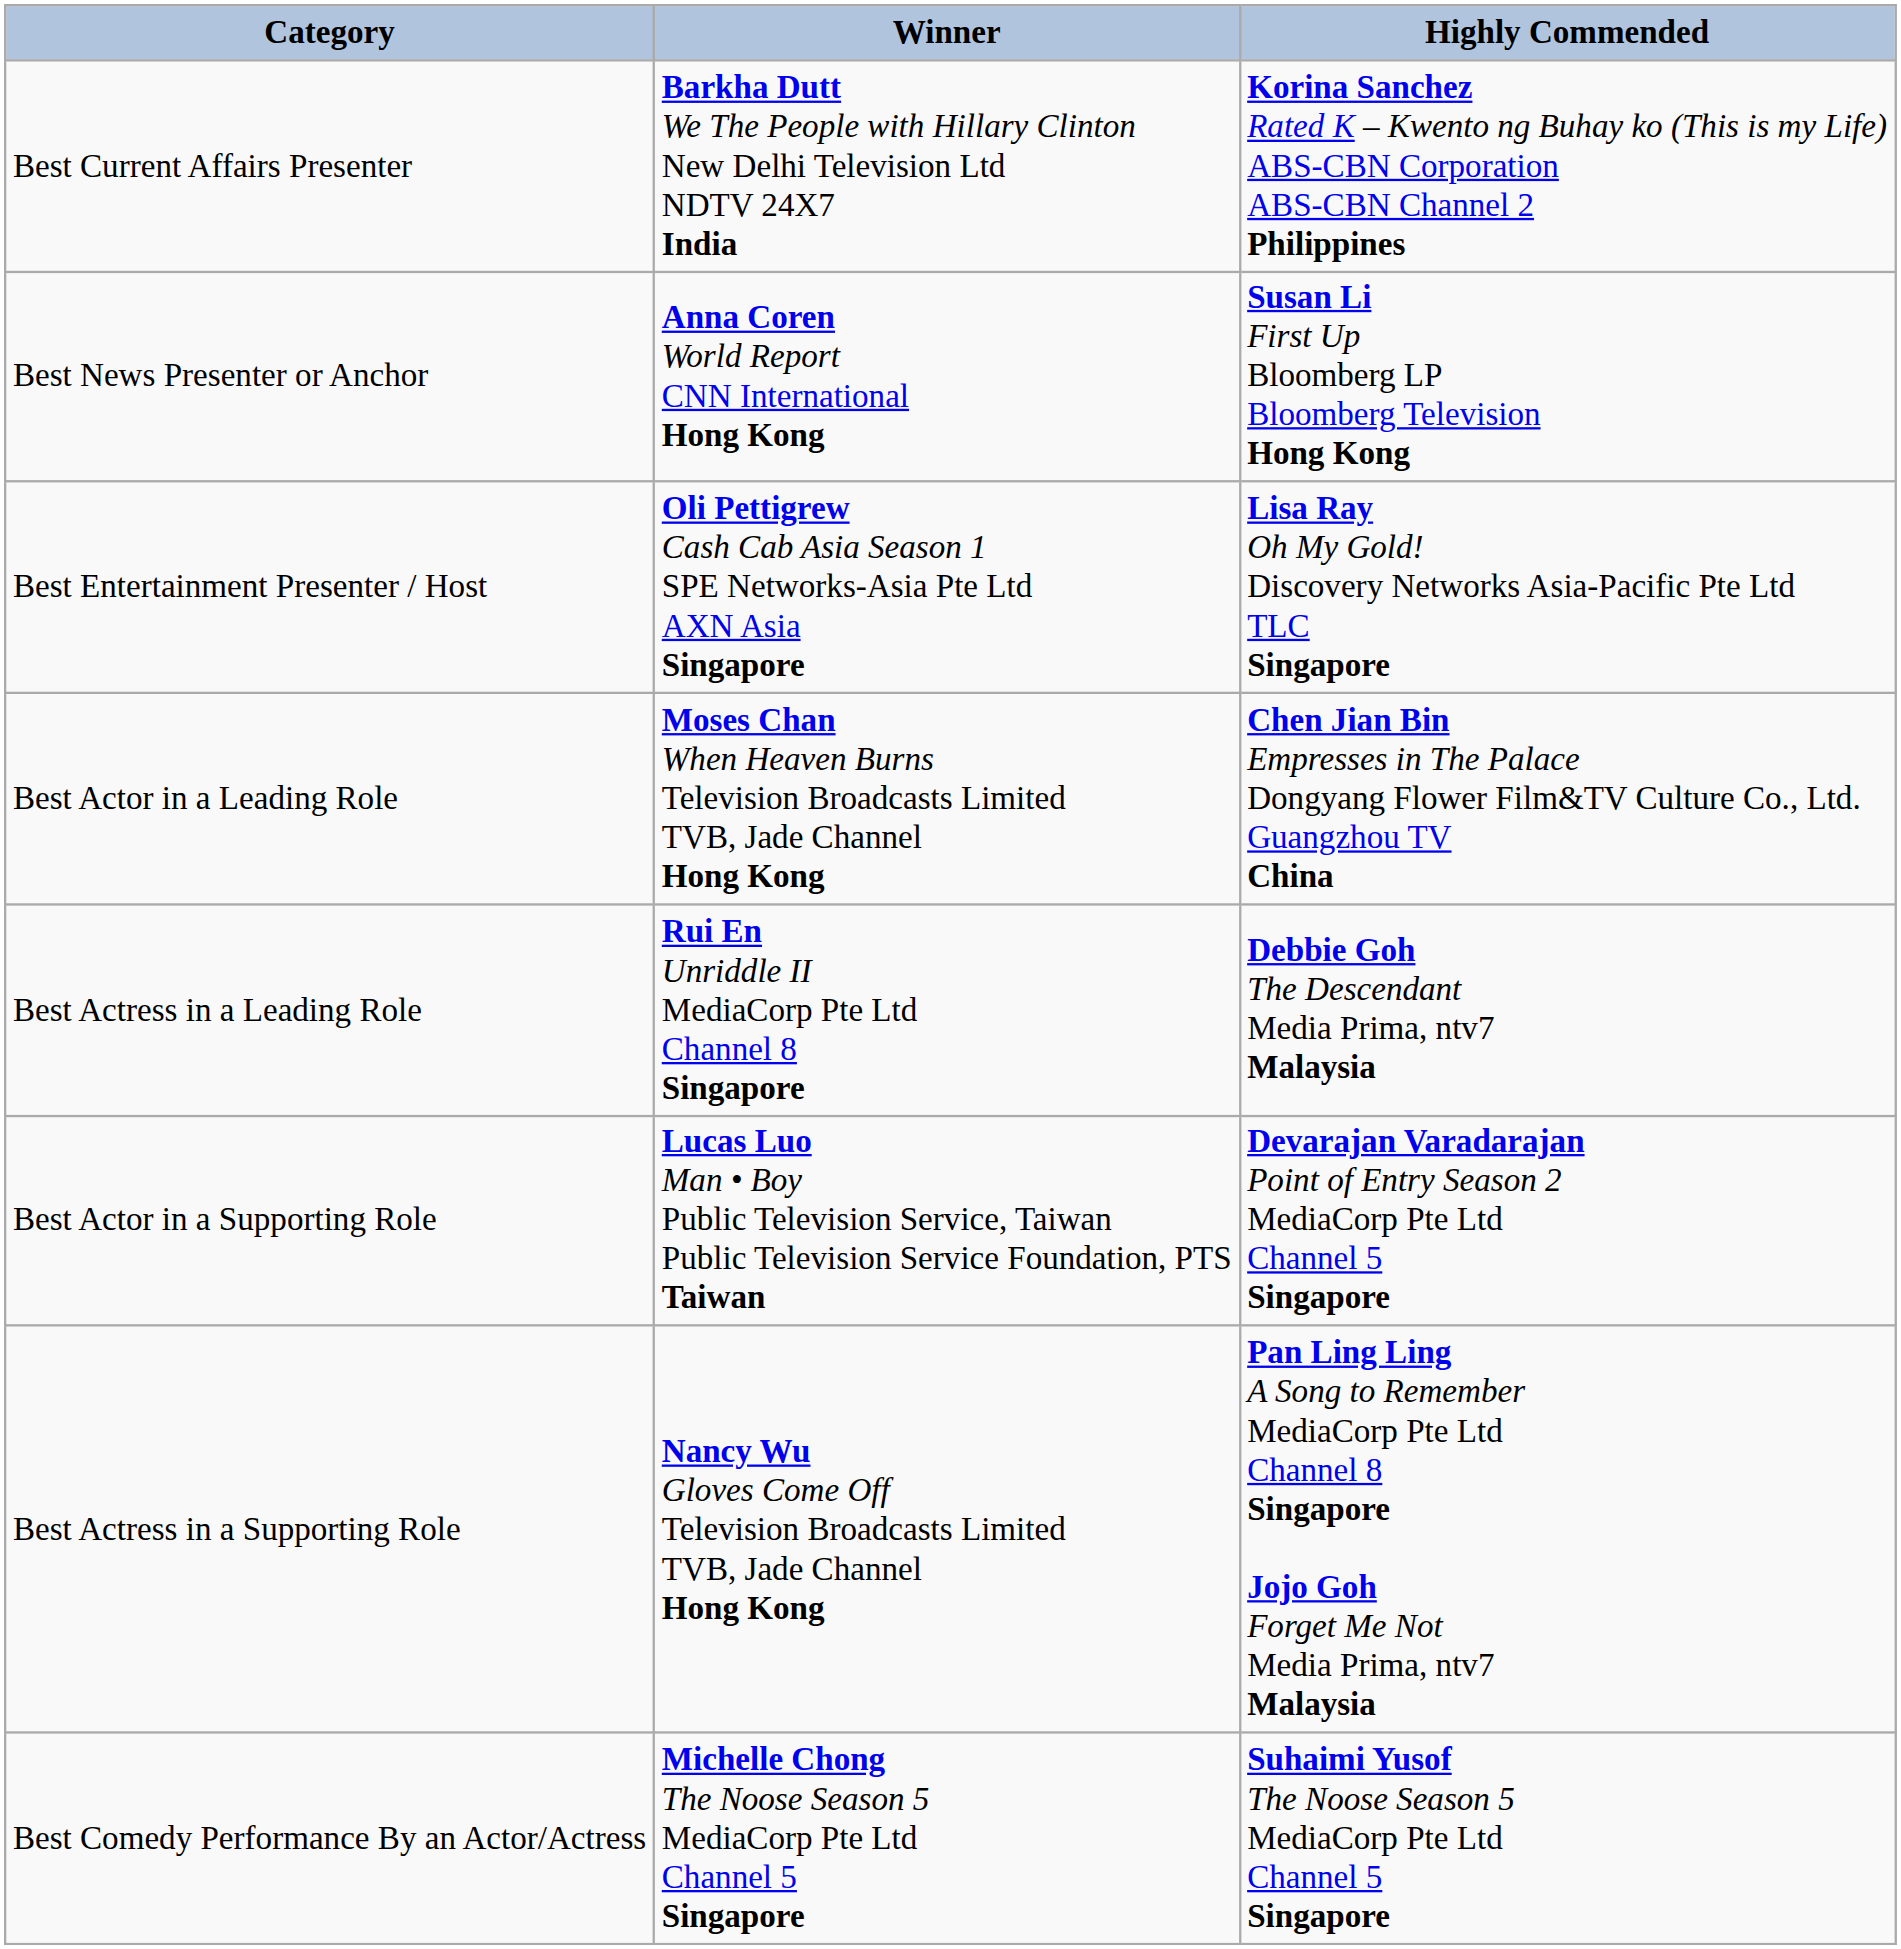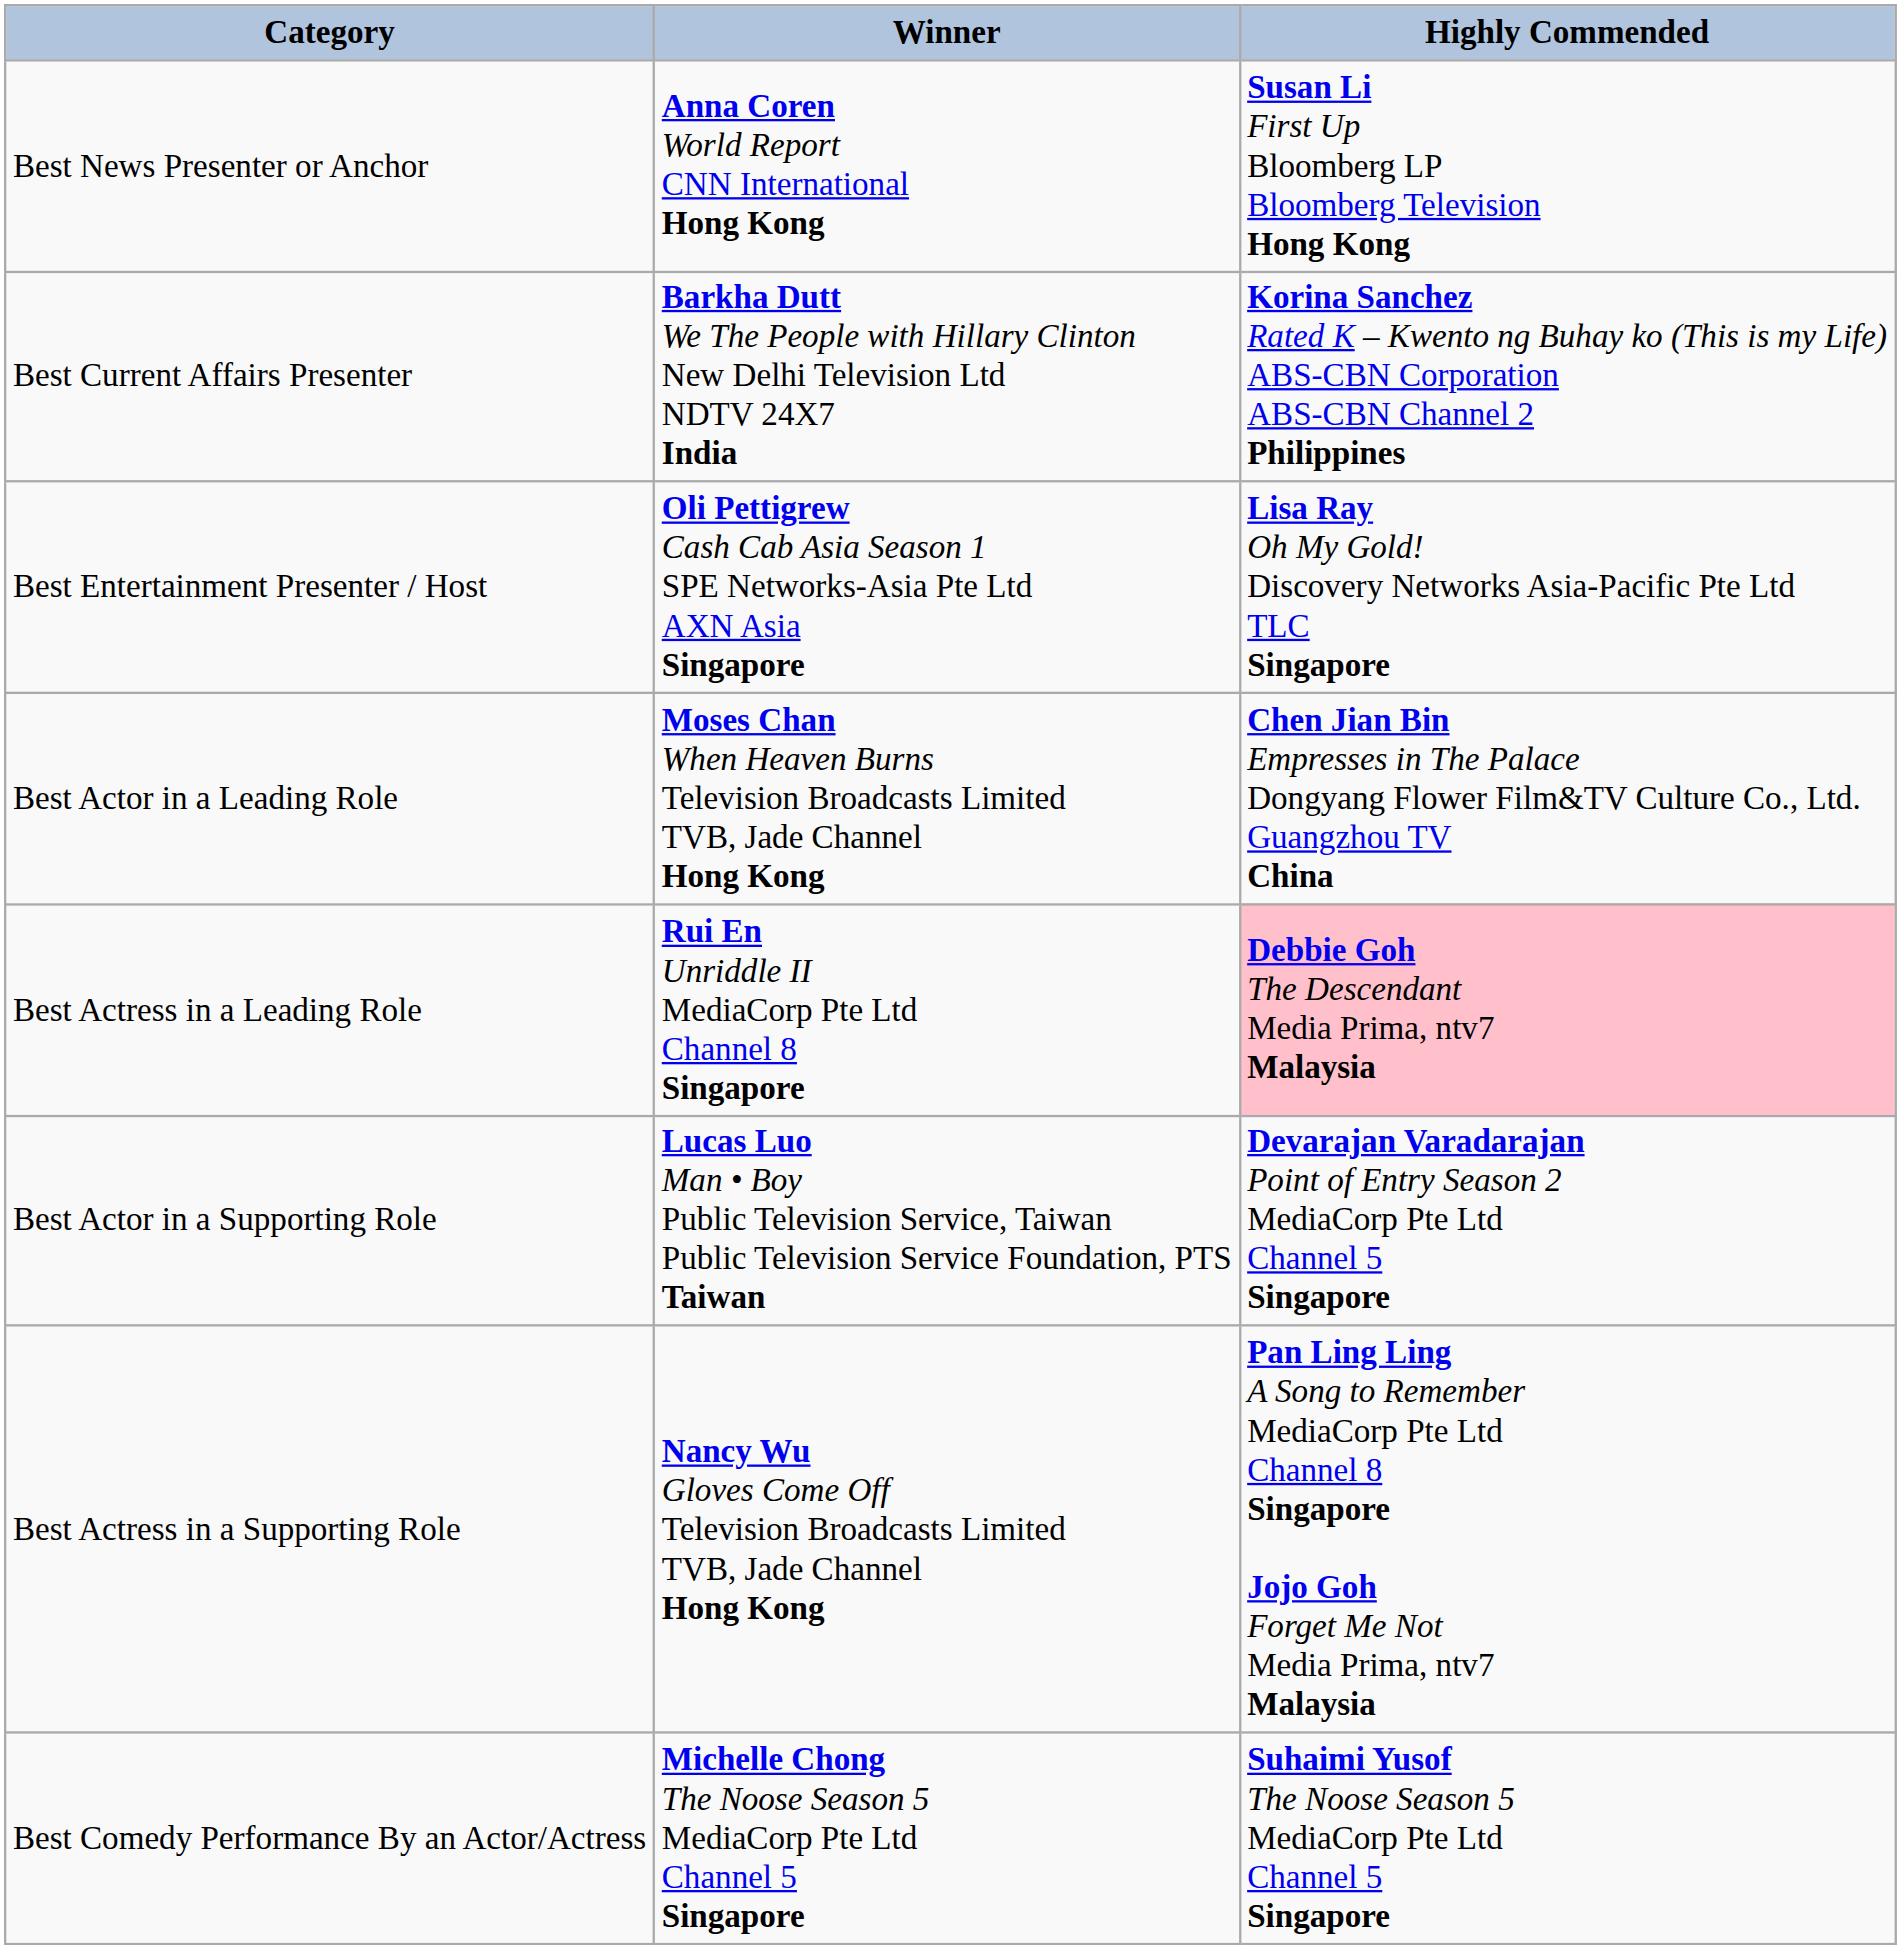rows swapped: (221, 376) <-> (213, 165)
(1371, 1009) no background -> (1371, 1009) pink background
